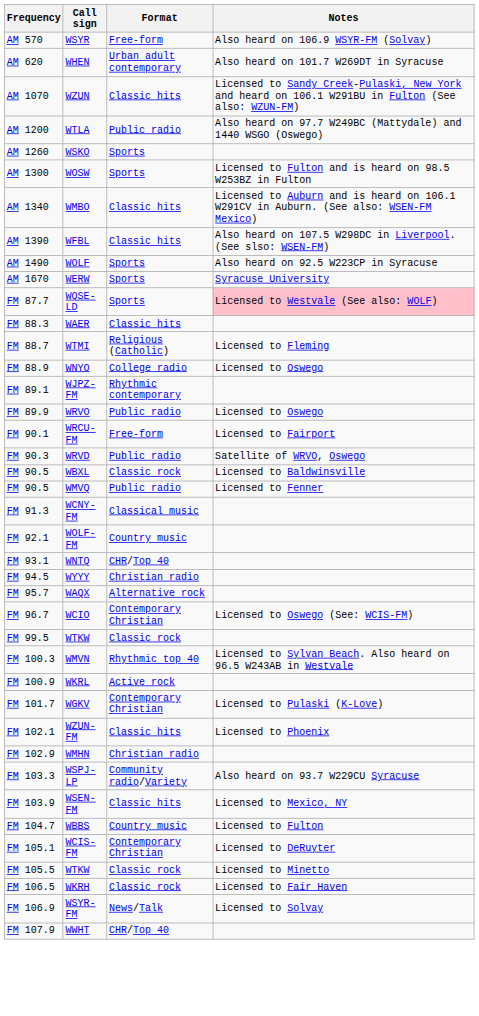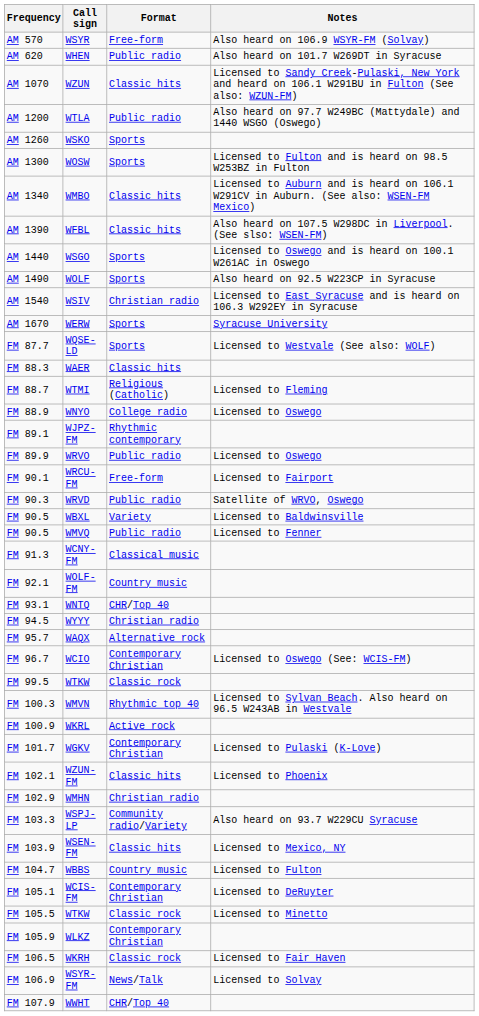(145, 62) Urban adult contemporary -> (145, 57) Public radio
+ row: (28, 258)
+ row: (28, 302)
(326, 302) pink background -> (324, 346) no background
(145, 473) Classic rock -> (130, 517) Variety
+ row: (31, 937)
